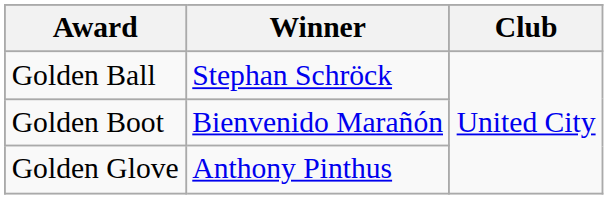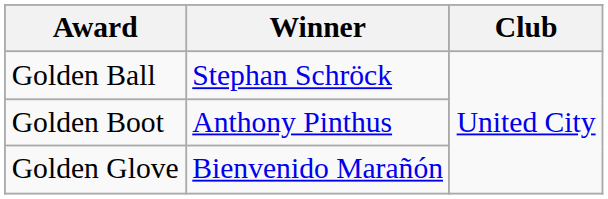(318, 121) Bienvenido Marañón -> (292, 121) Anthony Pinthus
(292, 168) Anthony Pinthus -> (318, 168) Bienvenido Marañón
